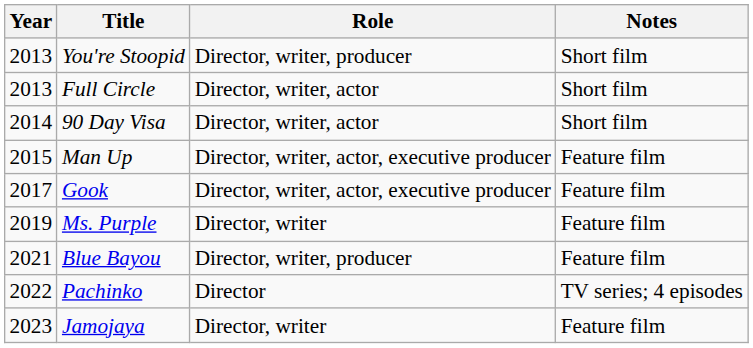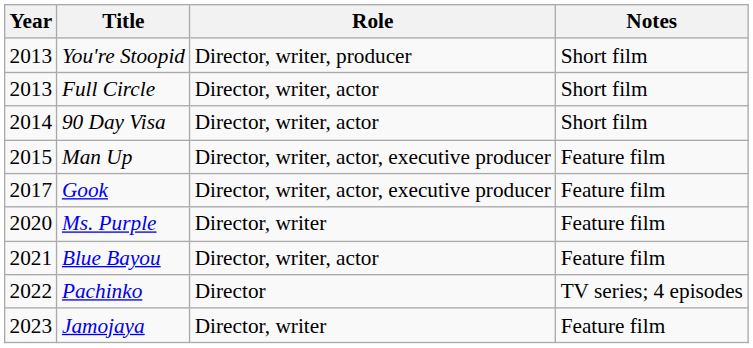(31, 223) 2019 -> (31, 223) 2020
(303, 257) Director, writer, producer -> (287, 257) Director, writer, actor
